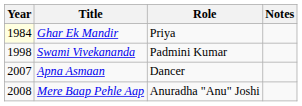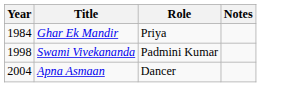(19, 33) lightyellow background -> (19, 33) no background
(19, 71) 2007 -> (19, 71) 2004
- row: (91, 91)
